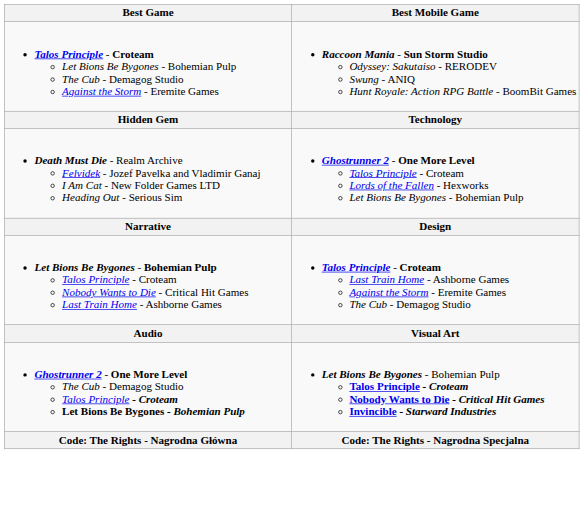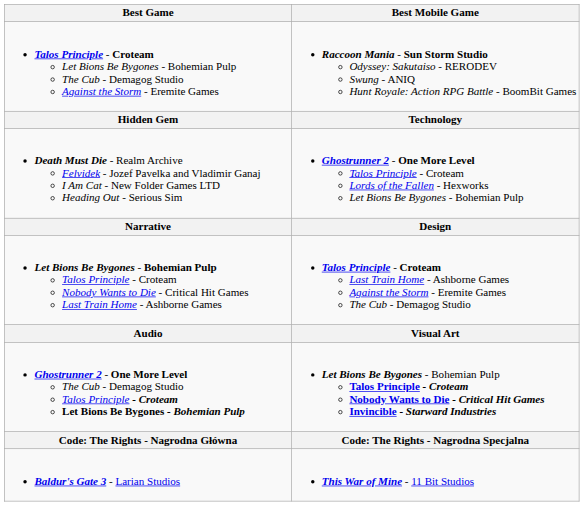+ row: (148, 481)
